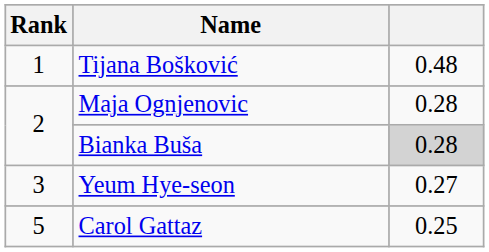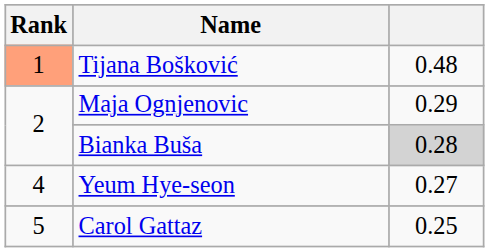(39, 64) no background -> (39, 64) lightsalmon background
(436, 104) 0.28 -> (436, 104) 0.29
(39, 185) 3 -> (39, 185) 4
